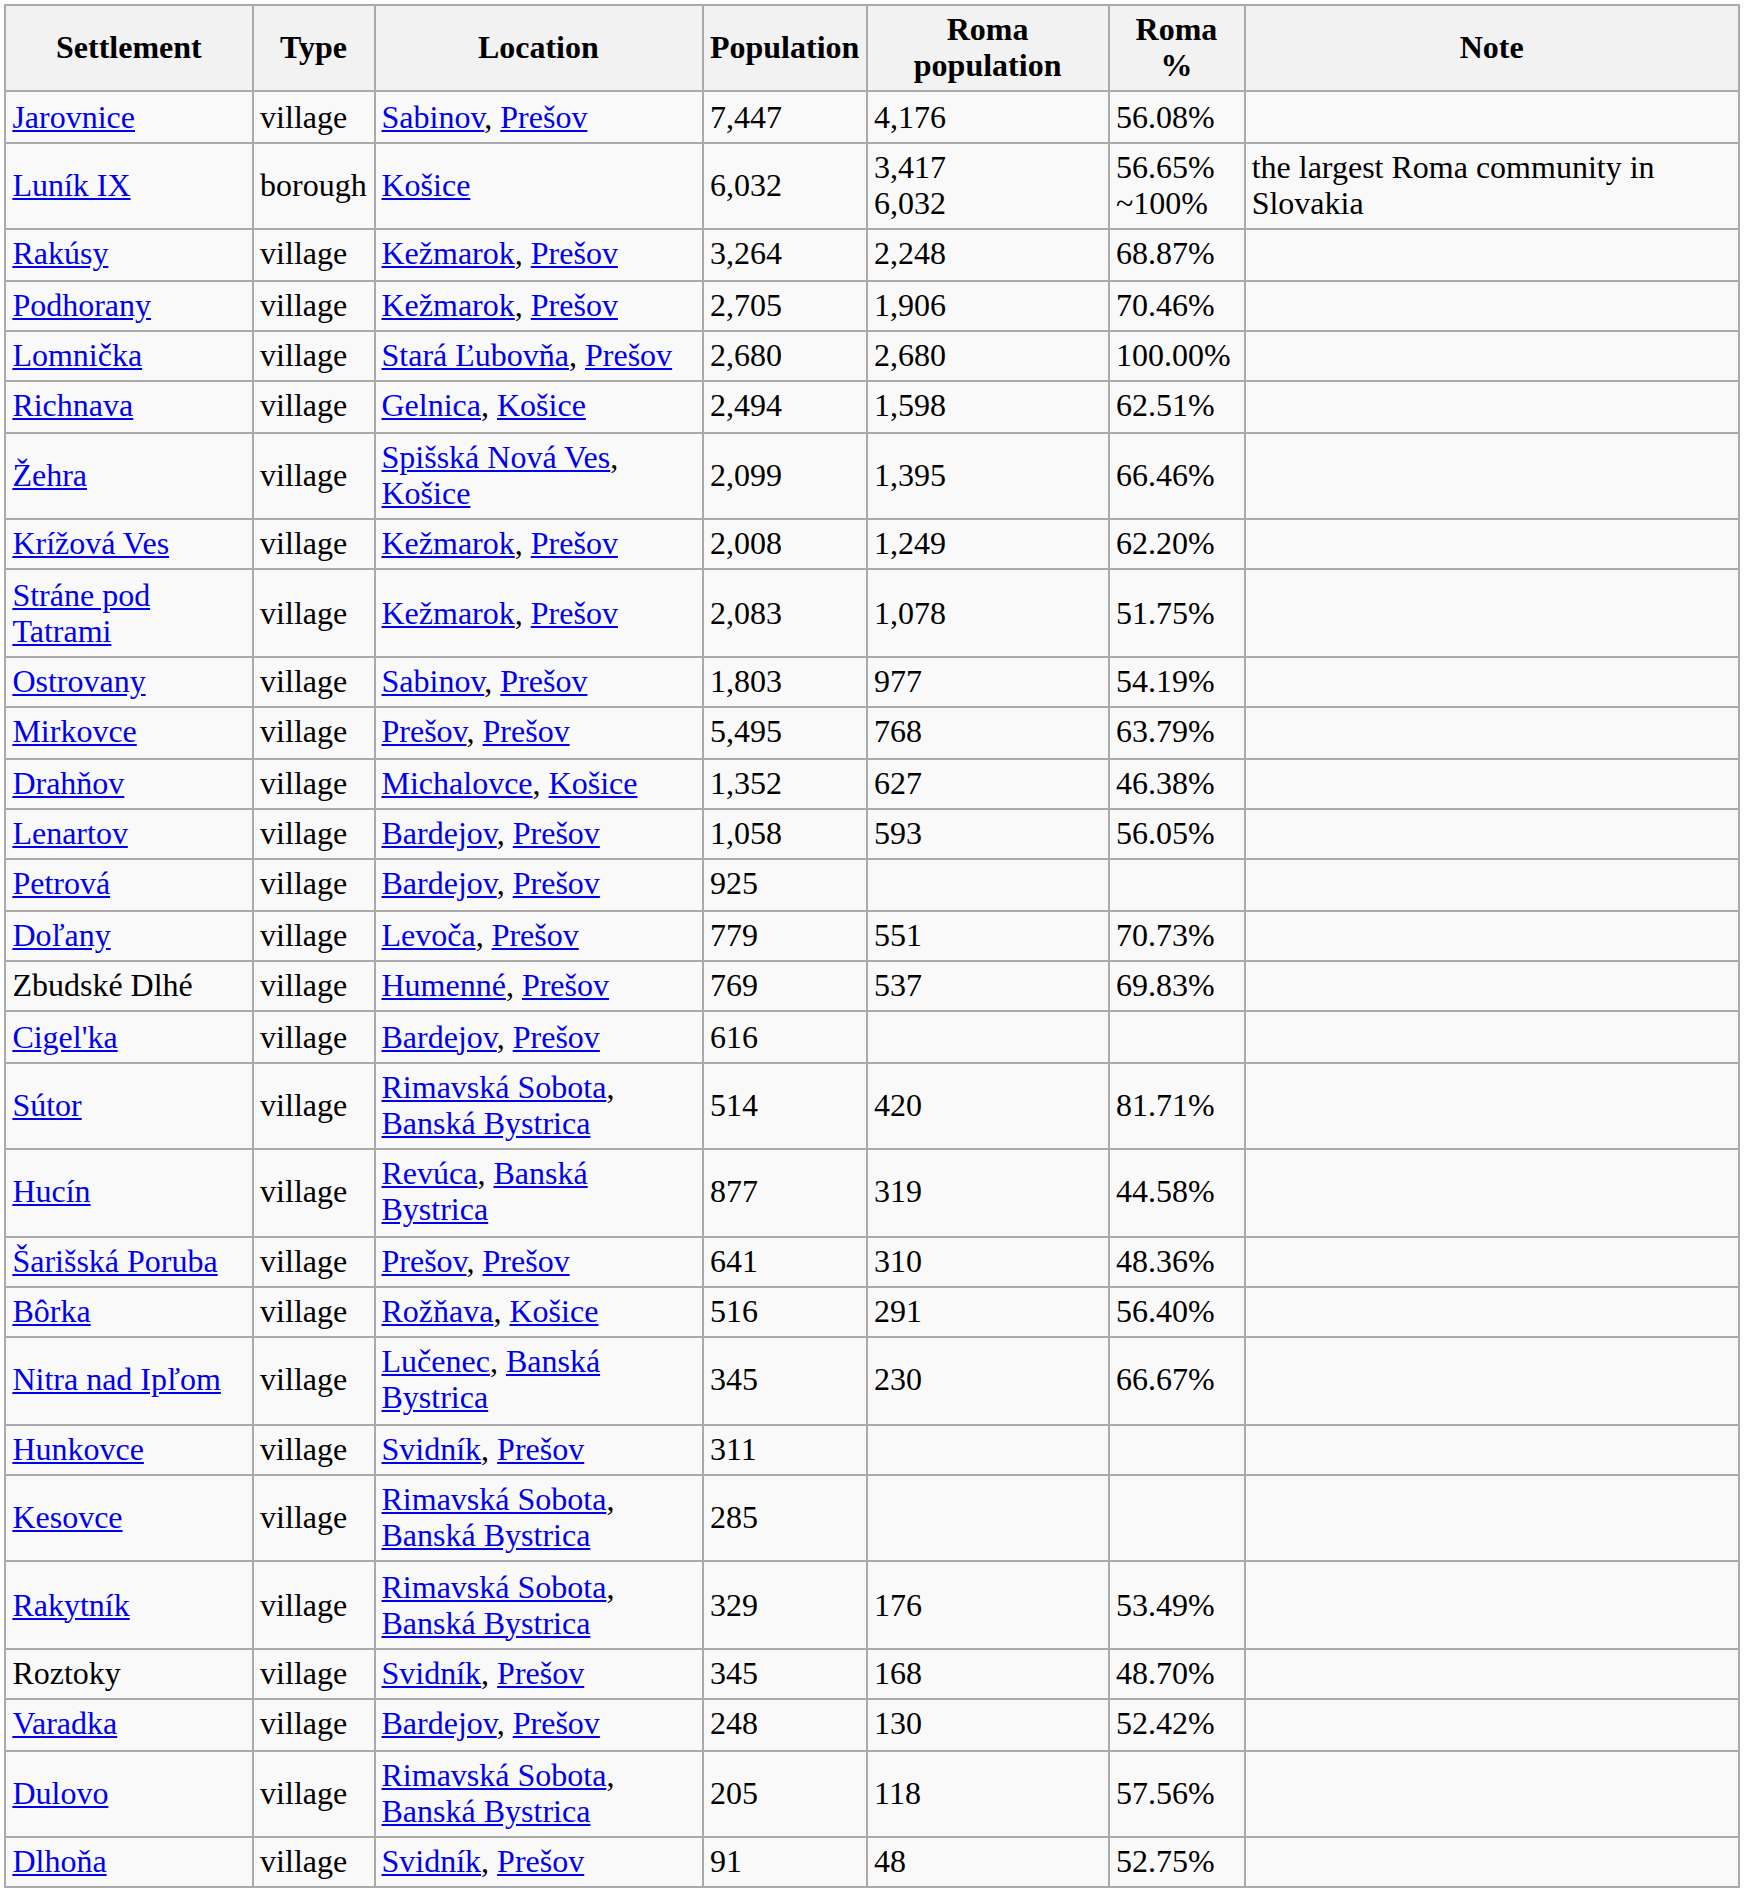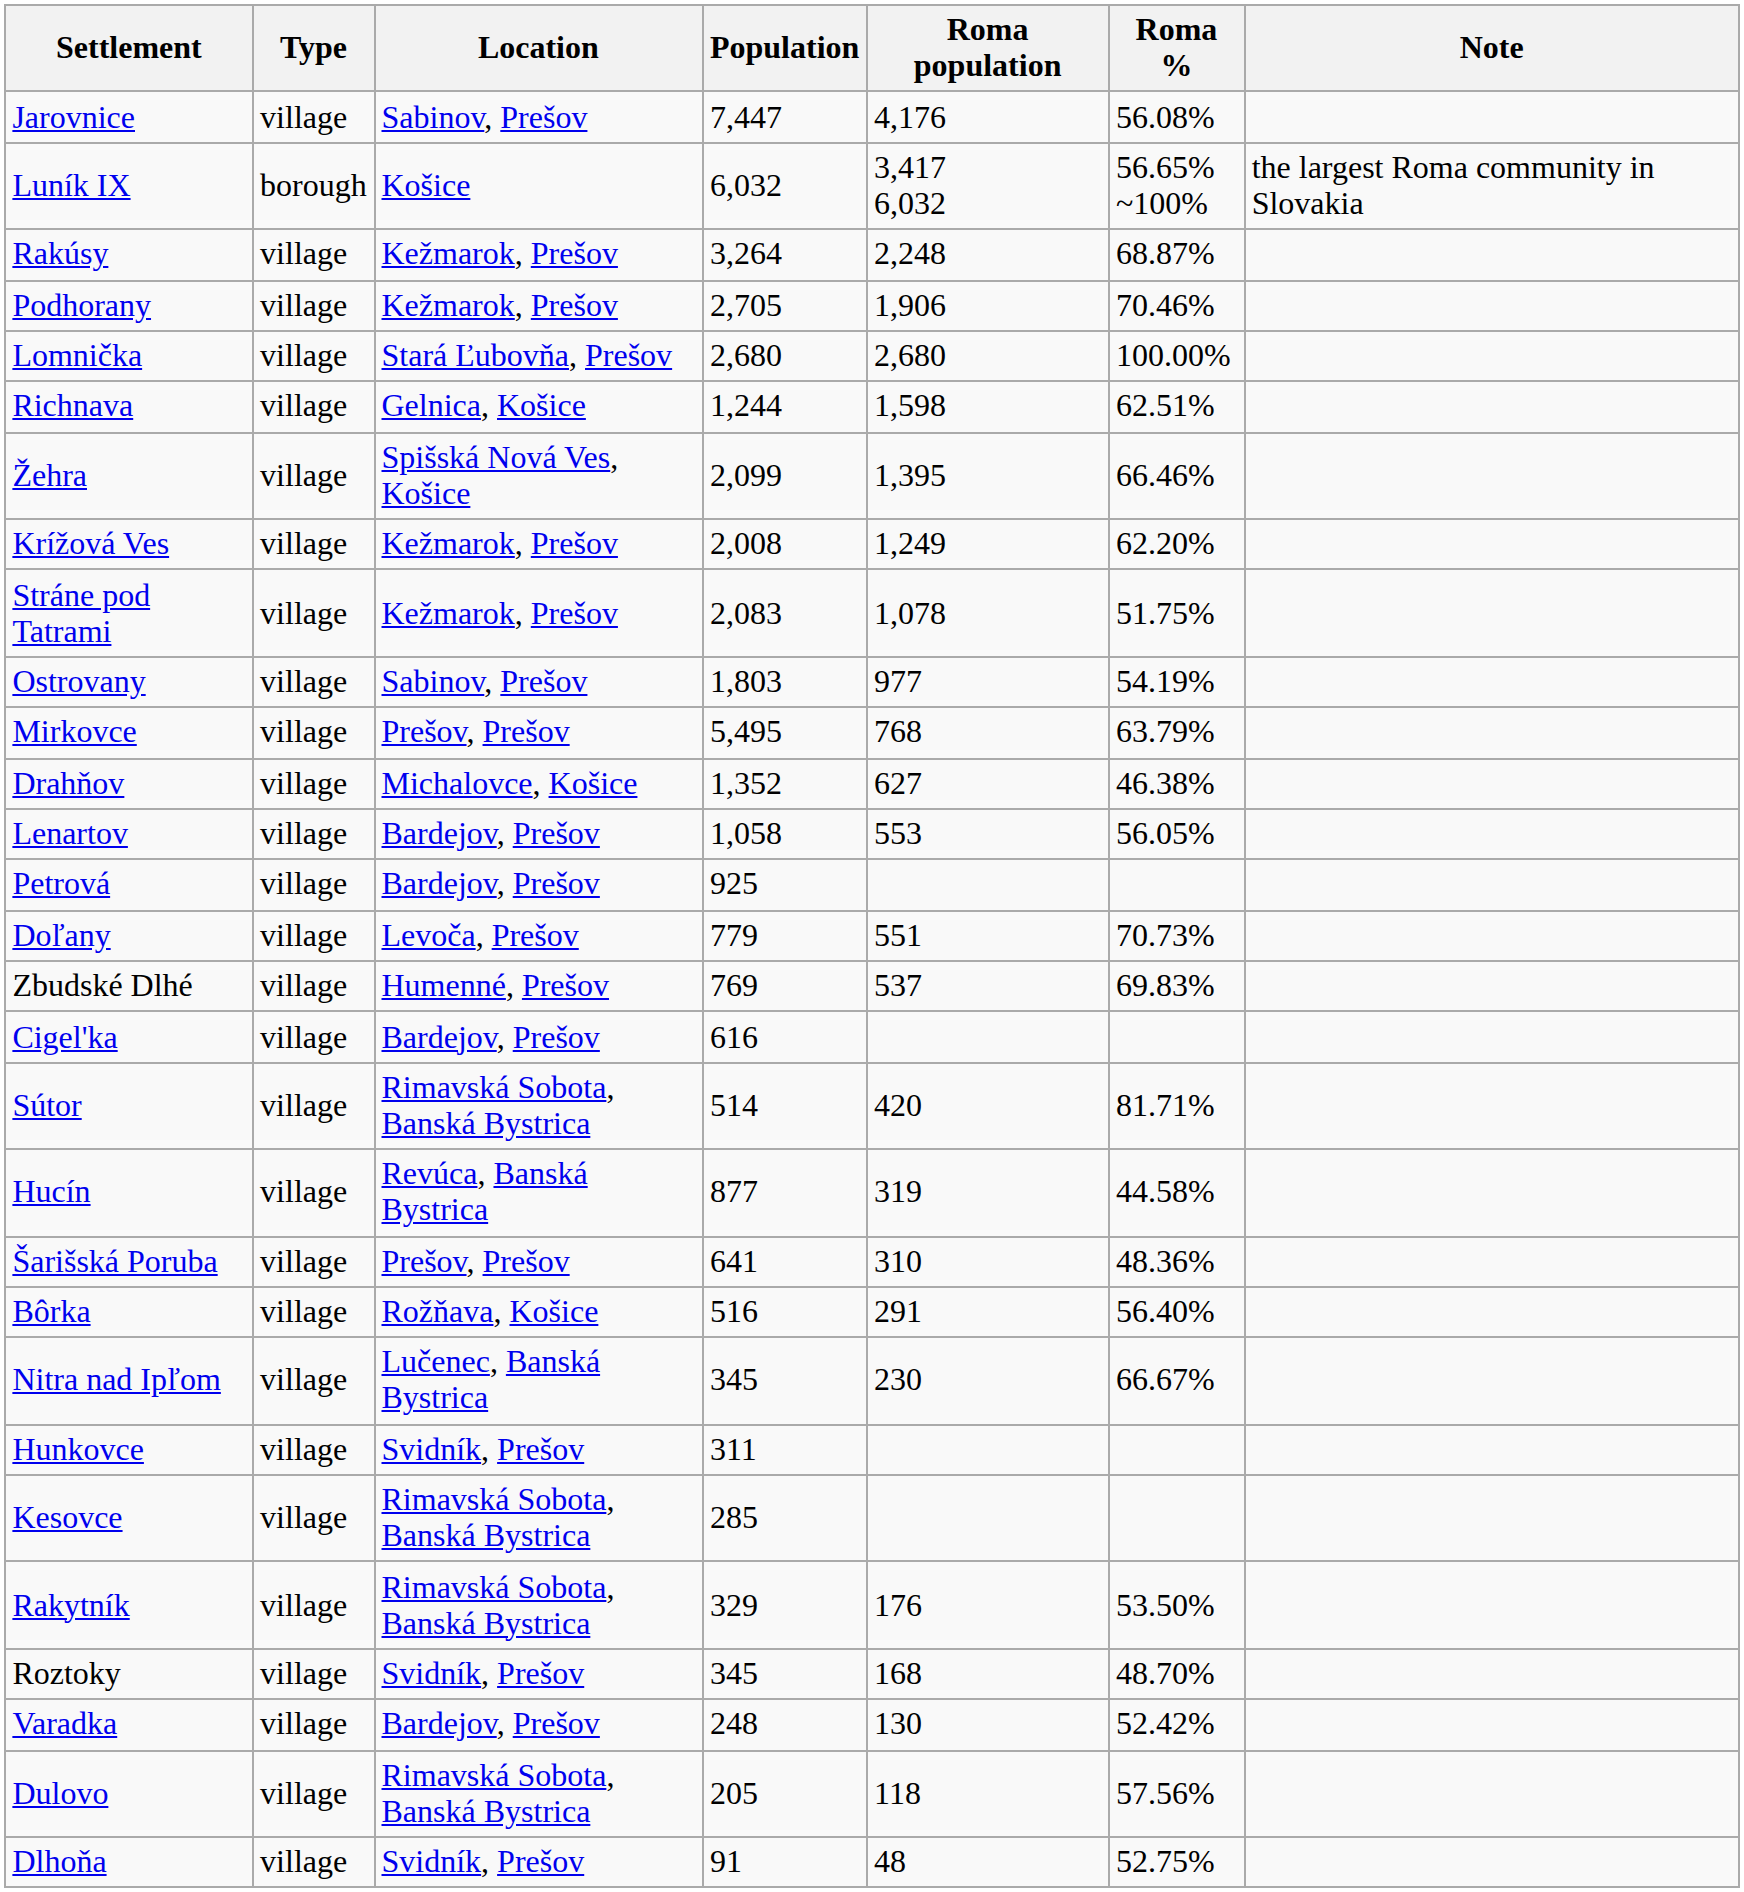(746, 406) 2,494 -> (746, 406) 1,244
(898, 833) 593 -> (898, 833) 553
(1165, 1604) 53.49% -> (1165, 1604) 53.50%
